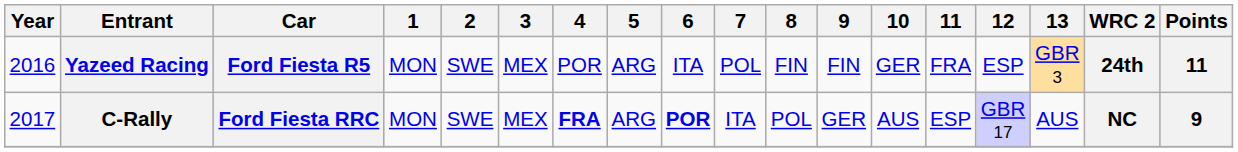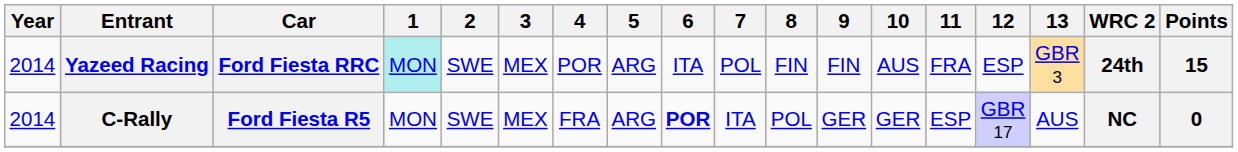(32, 64) 2016 -> (32, 64) 2014
(299, 64) Ford Fiesta R5 -> (299, 64) Ford Fiesta RRC
(413, 64) no background -> (413, 64) paleturquoise background
(898, 64) GER -> (898, 64) AUS
(1196, 64) 11 -> (1196, 64) 15
(32, 119) 2017 -> (32, 119) 2014
(299, 119) Ford Fiesta RRC -> (299, 119) Ford Fiesta R5
(580, 119) bold -> (580, 119) normal
(898, 119) AUS -> (898, 119) GER
(1196, 119) 9 -> (1196, 119) 0
